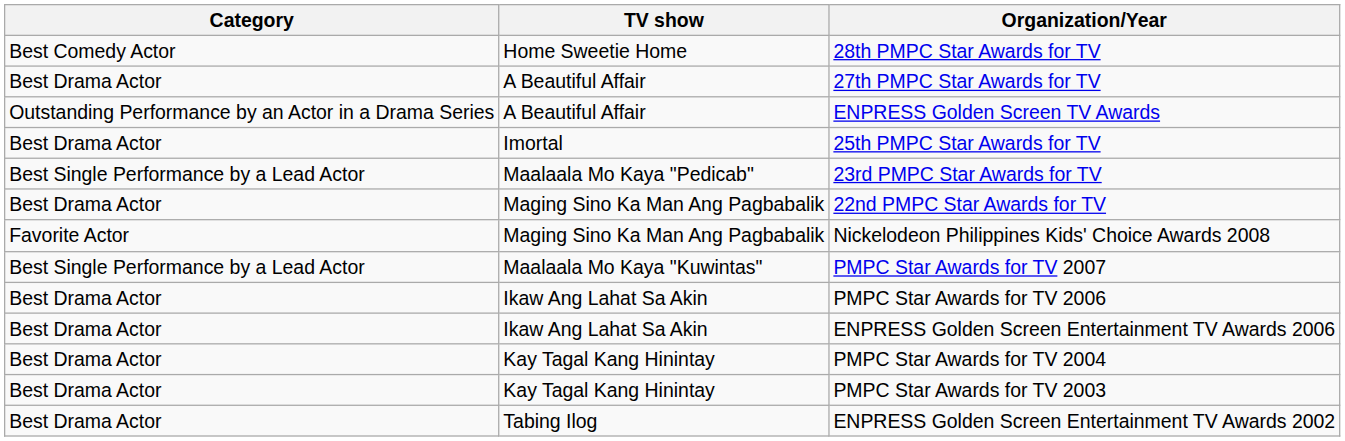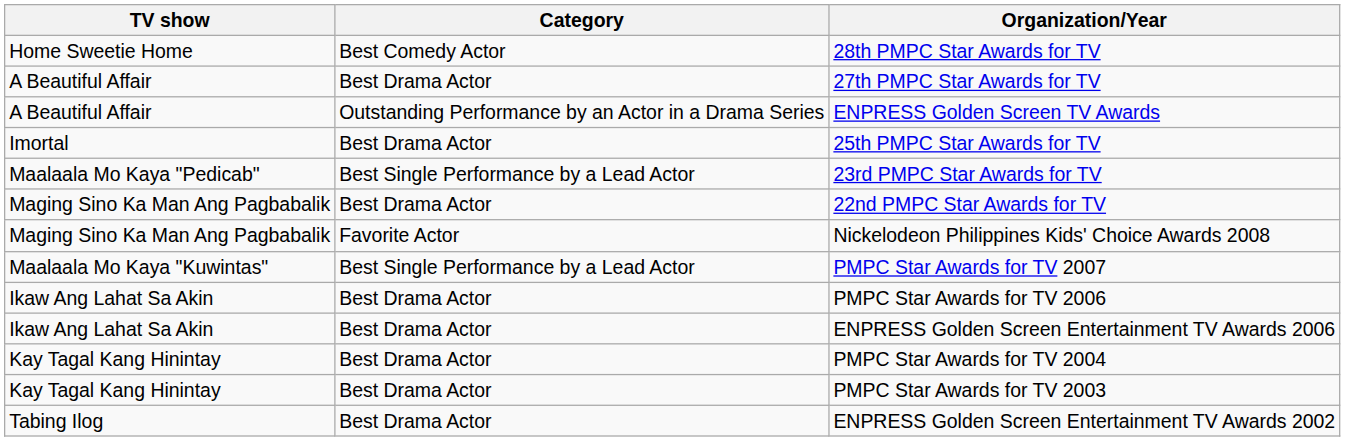columns swapped: (664, 20) <-> (252, 20)
